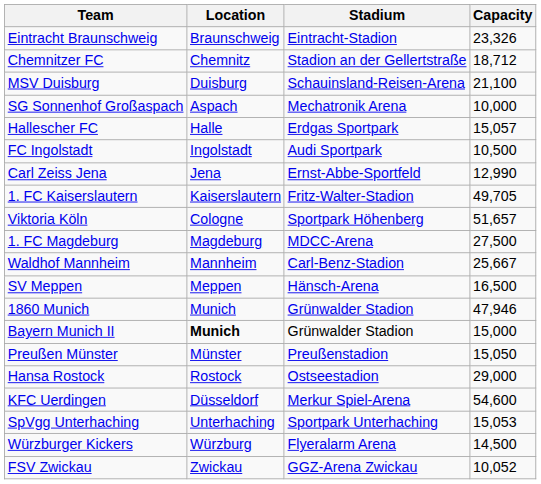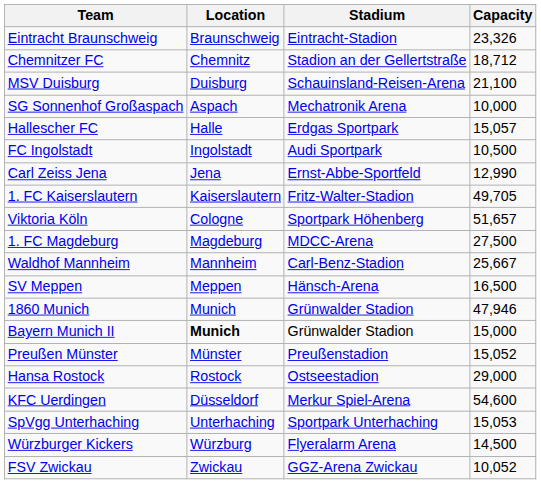(495, 354) 15,050 -> (495, 354) 15,052
